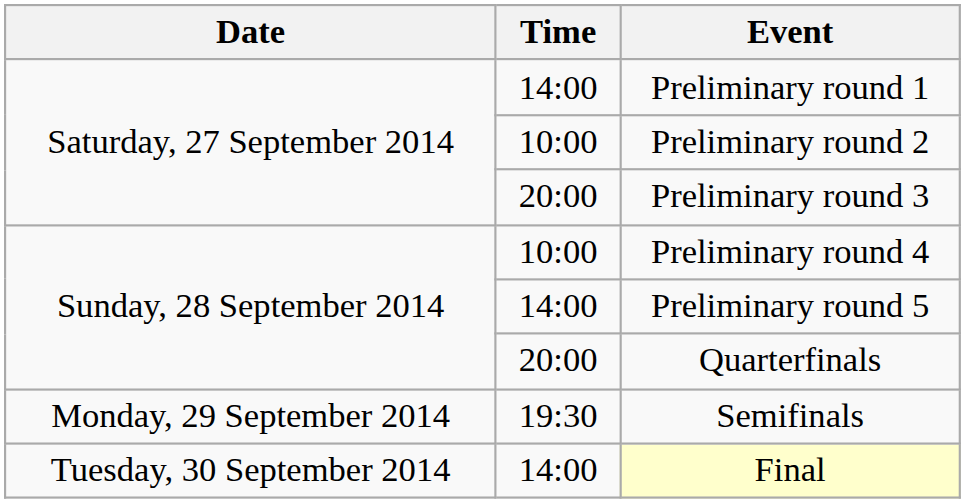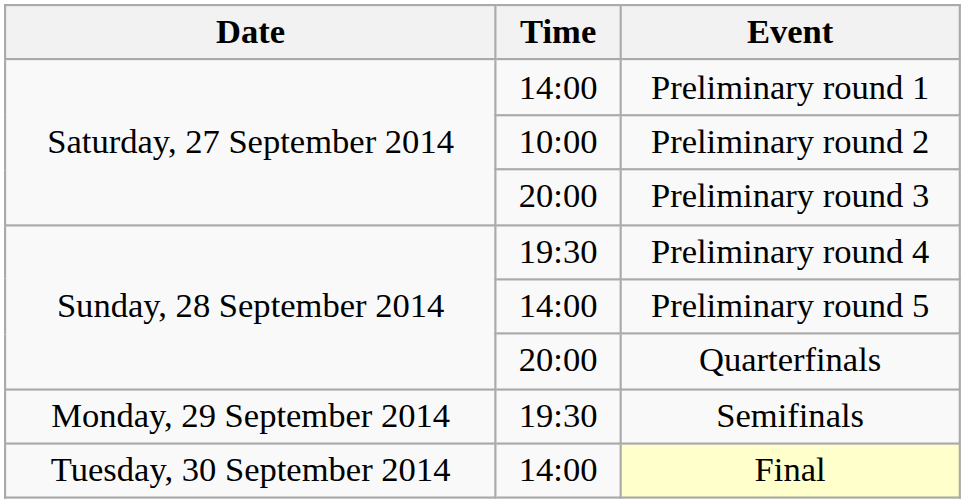(558, 251) 10:00 -> (558, 251) 19:30
